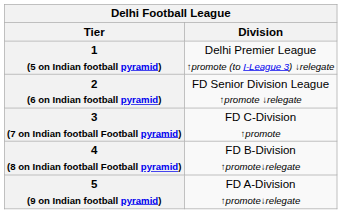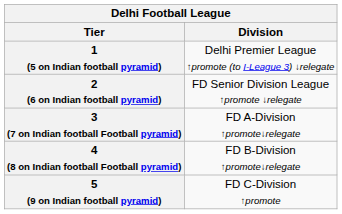(261, 125) FD C-Division ↑promote -> (261, 125) FD A-Division ↑promote↓relegate
(261, 192) FD A-Division ↑promote↓relegate -> (261, 192) FD C-Division ↑promote
